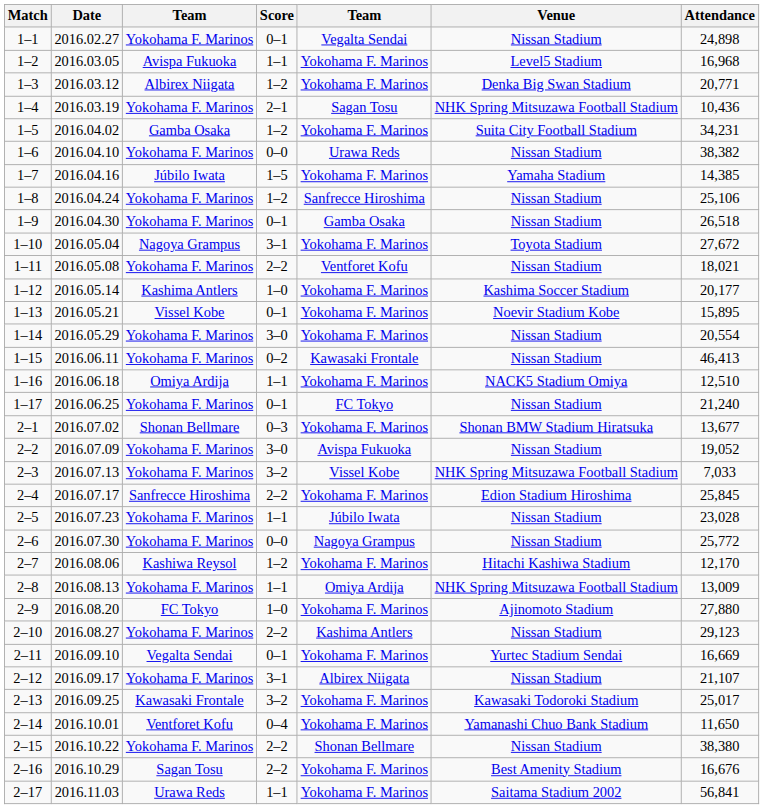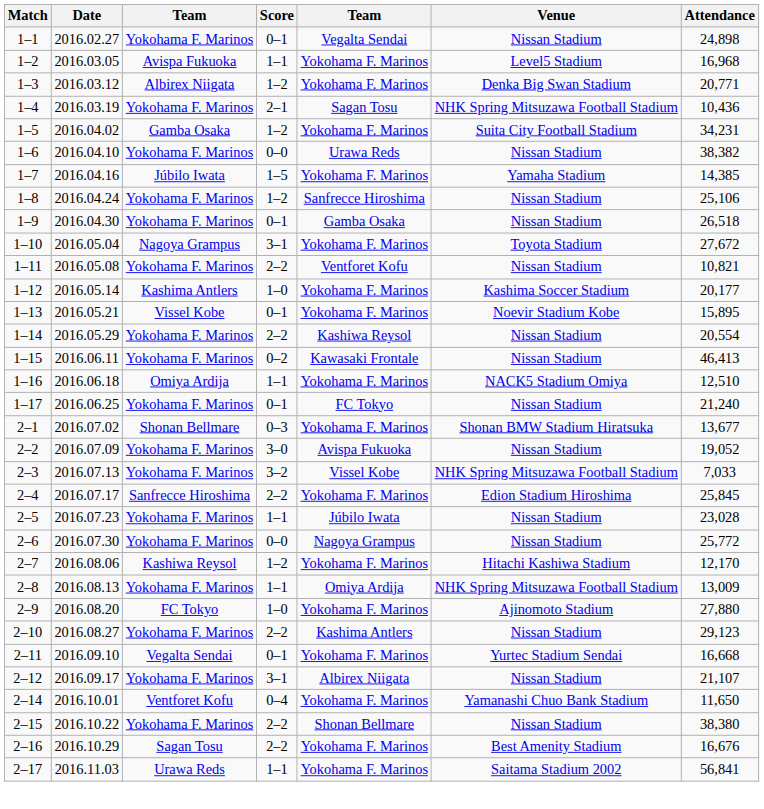(720, 267) 18,021 -> (720, 267) 10,821
(277, 335) 3–0 -> (277, 335) 2–2
(364, 335) Yokohama F. Marinos -> (364, 335) Kashiwa Reysol
(720, 655) 16,669 -> (720, 655) 16,668
- row: (28, 701)
